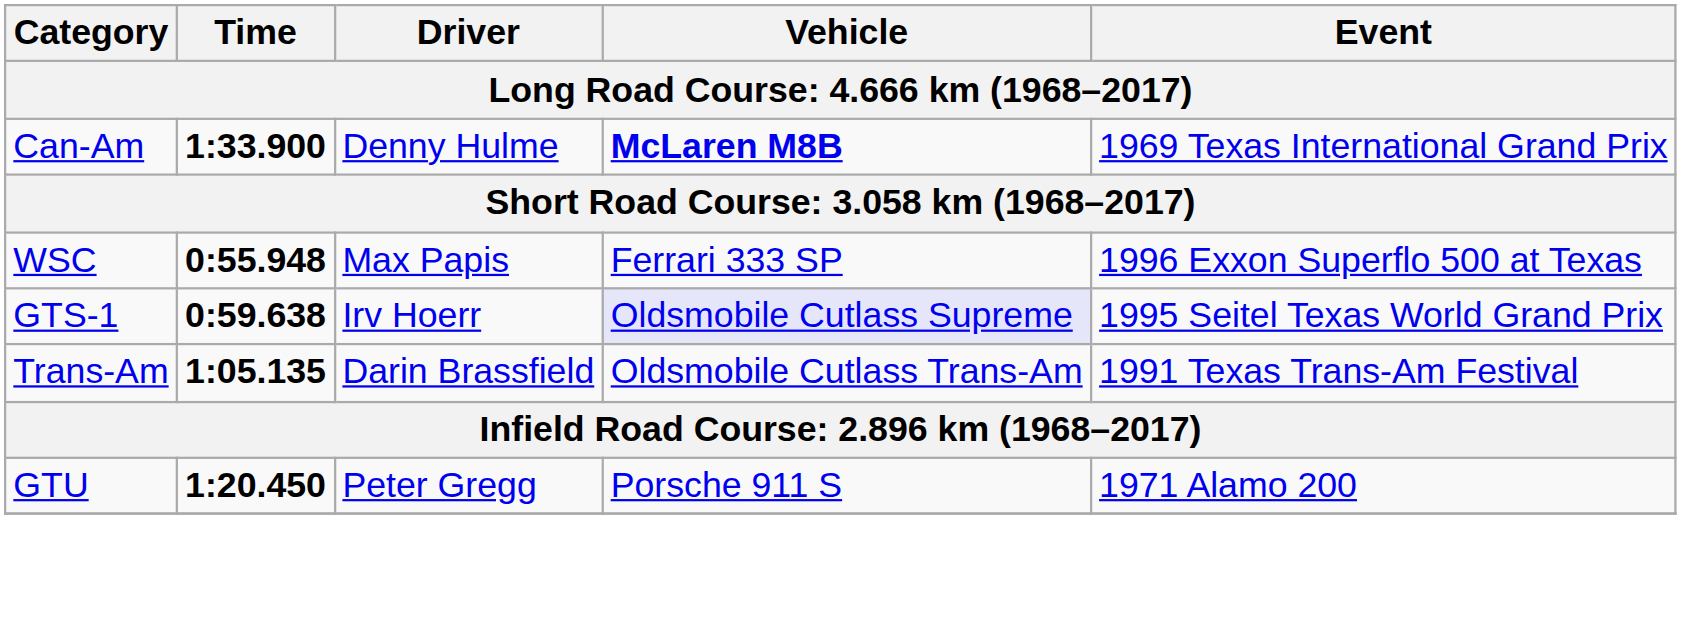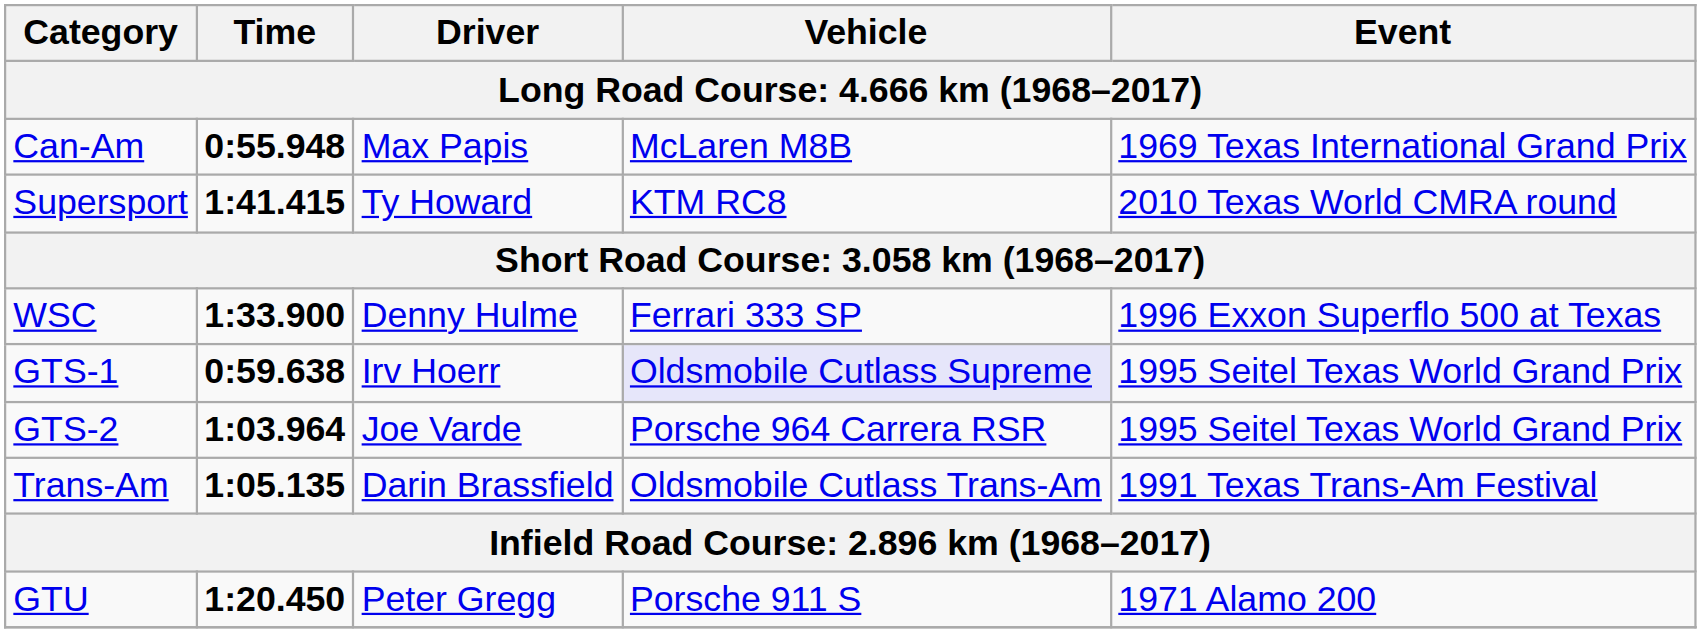(256, 145) 1:33.900 -> (275, 145) 0:55.948
(450, 145) Denny Hulme -> (445, 145) Max Papis
(727, 145) bold -> (741, 145) normal
+ row: (101, 202)
(256, 259) 0:55.948 -> (275, 315) 1:33.900
(426, 259) Max Papis -> (470, 315) Denny Hulme
+ row: (66, 428)
